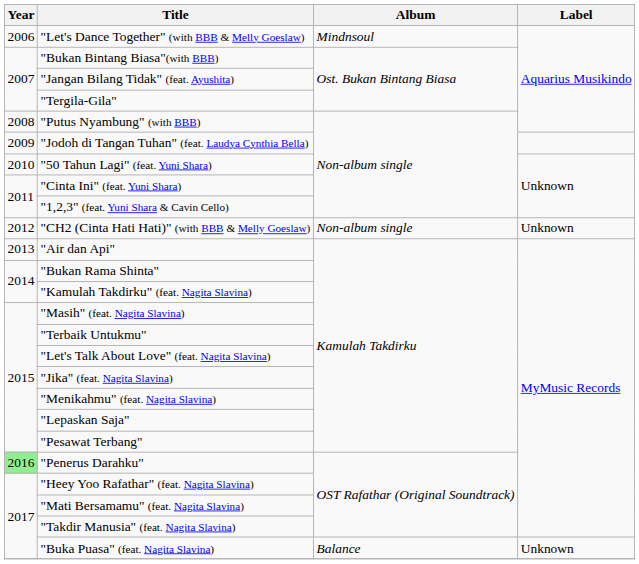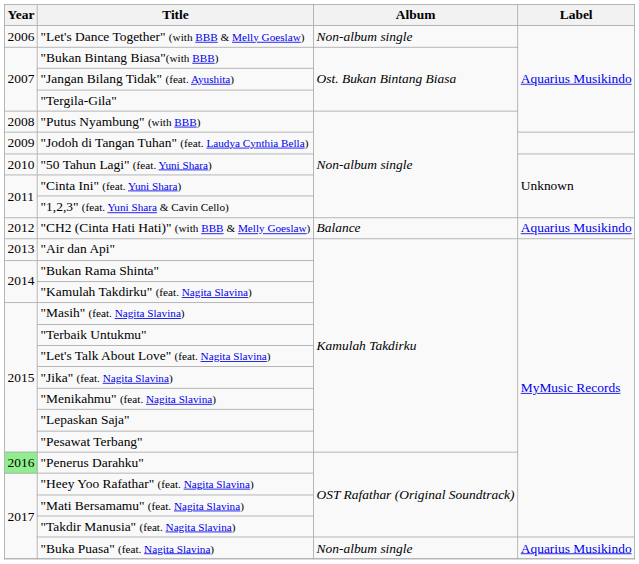(345, 36) Mindnsoul -> (365, 36) Non-album single
(365, 228) Non-album single -> (339, 228) Balance
(547, 228) Unknown -> (576, 228) Aquarius Musikindo
(339, 548) Balance -> (365, 548) Non-album single
(547, 548) Unknown -> (576, 548) Aquarius Musikindo
